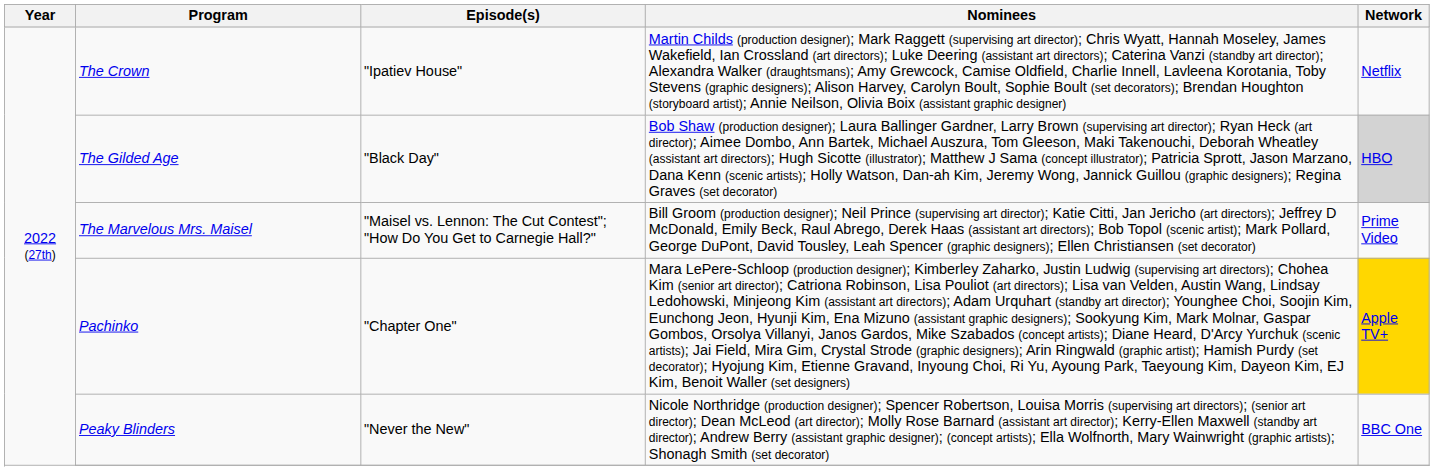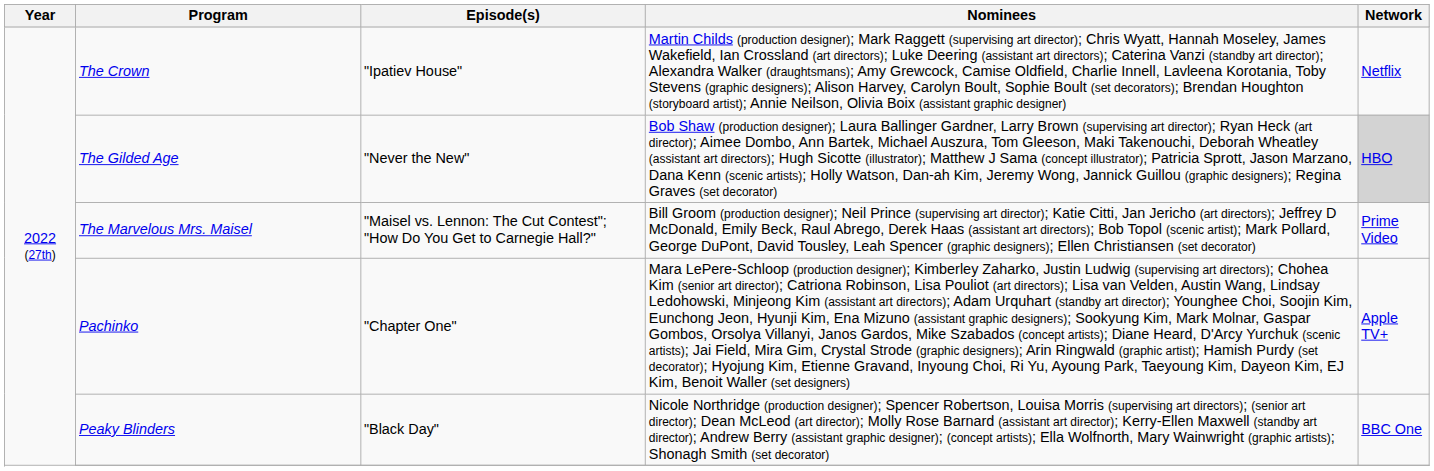(401, 158) "Black Day" -> (417, 158) "Never the New"
(1380, 325) gold background -> (1380, 325) no background
(417, 429) "Never the New" -> (401, 429) "Black Day"
